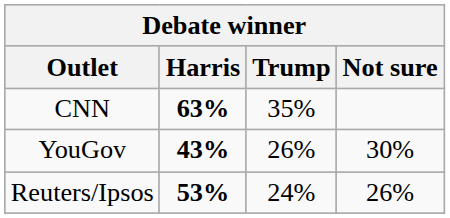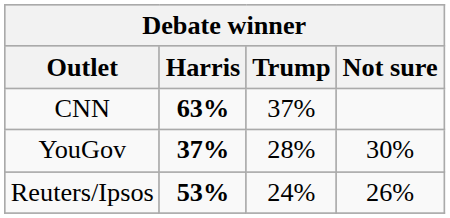(291, 108) 35% -> (291, 108) 37%
(203, 150) 43% -> (203, 150) 37%
(291, 150) 26% -> (291, 150) 28%
